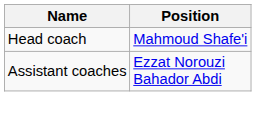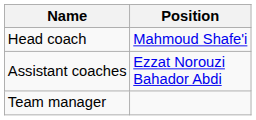+ row: (57, 102)
